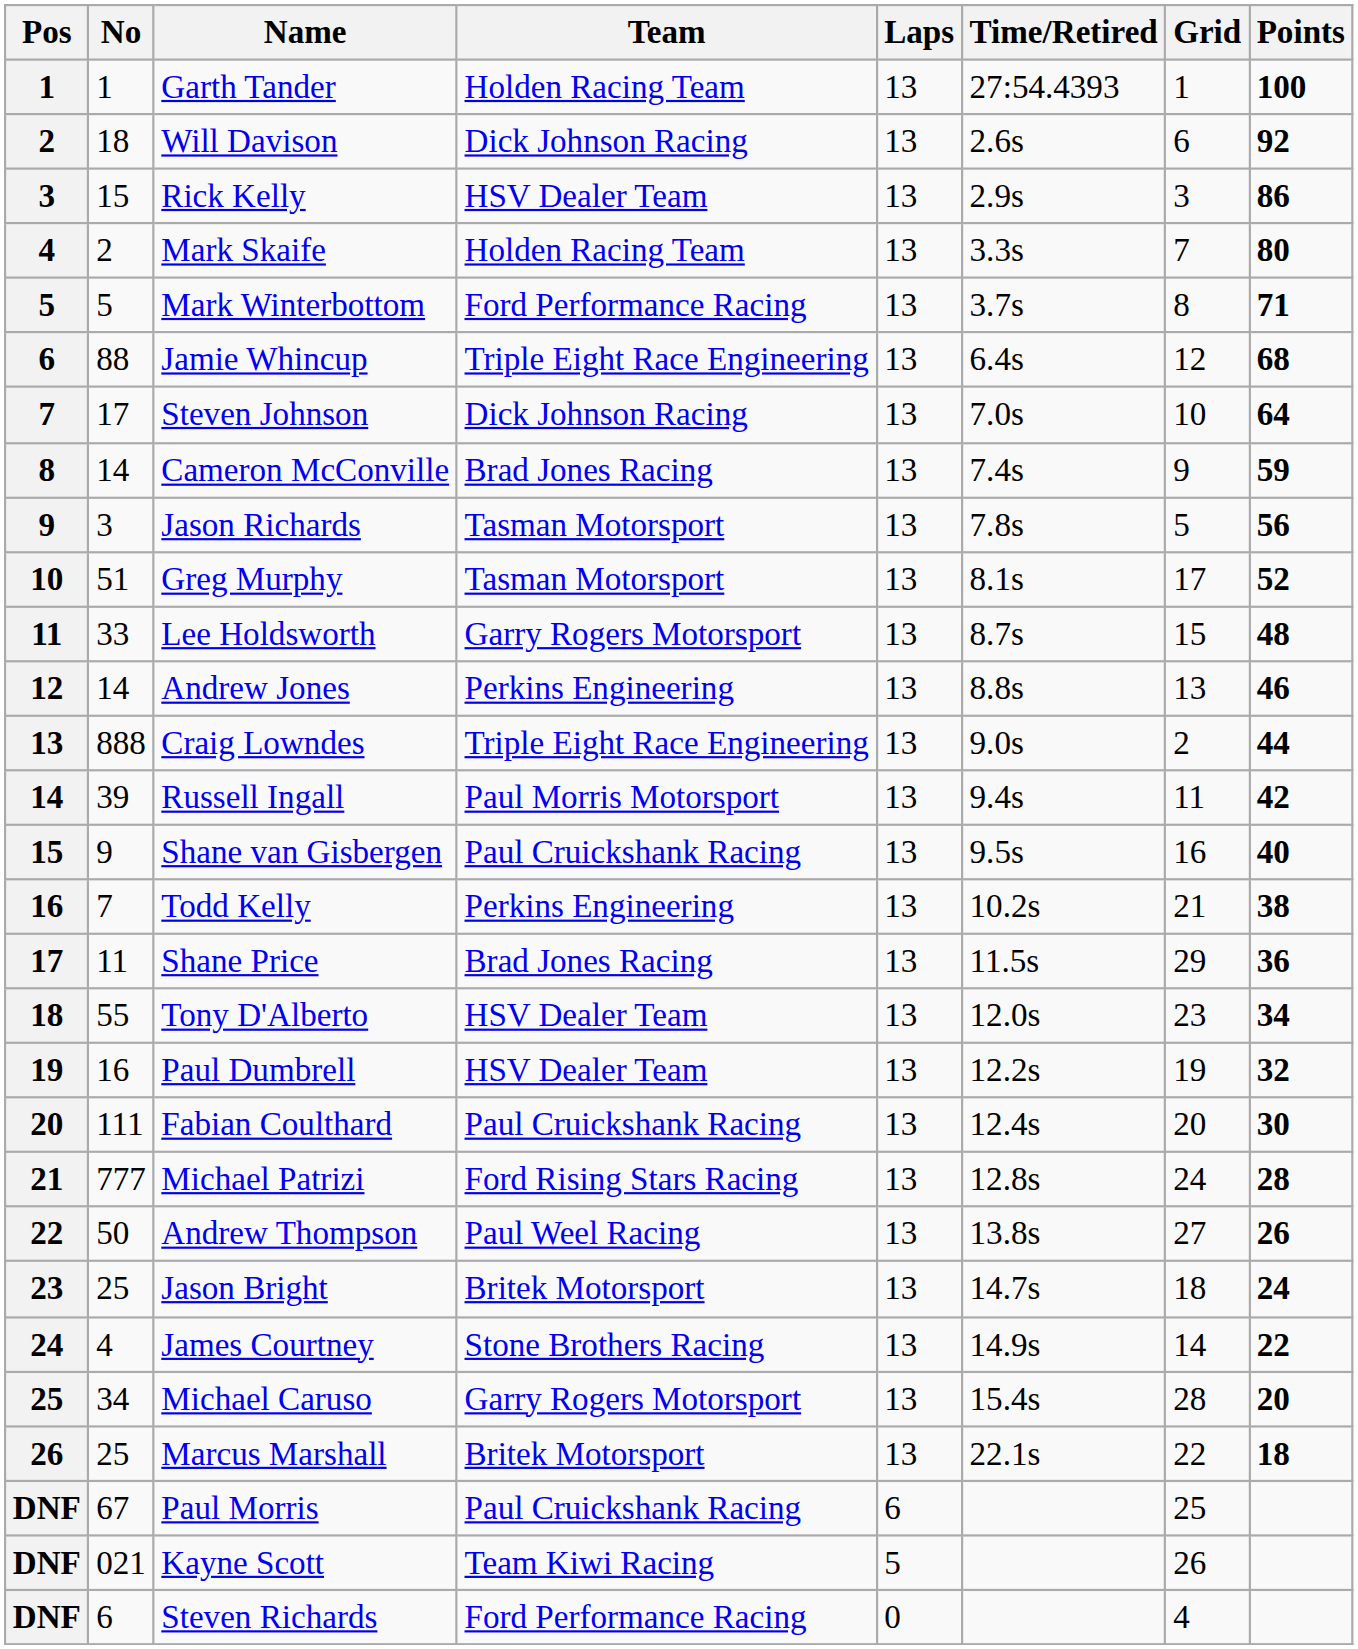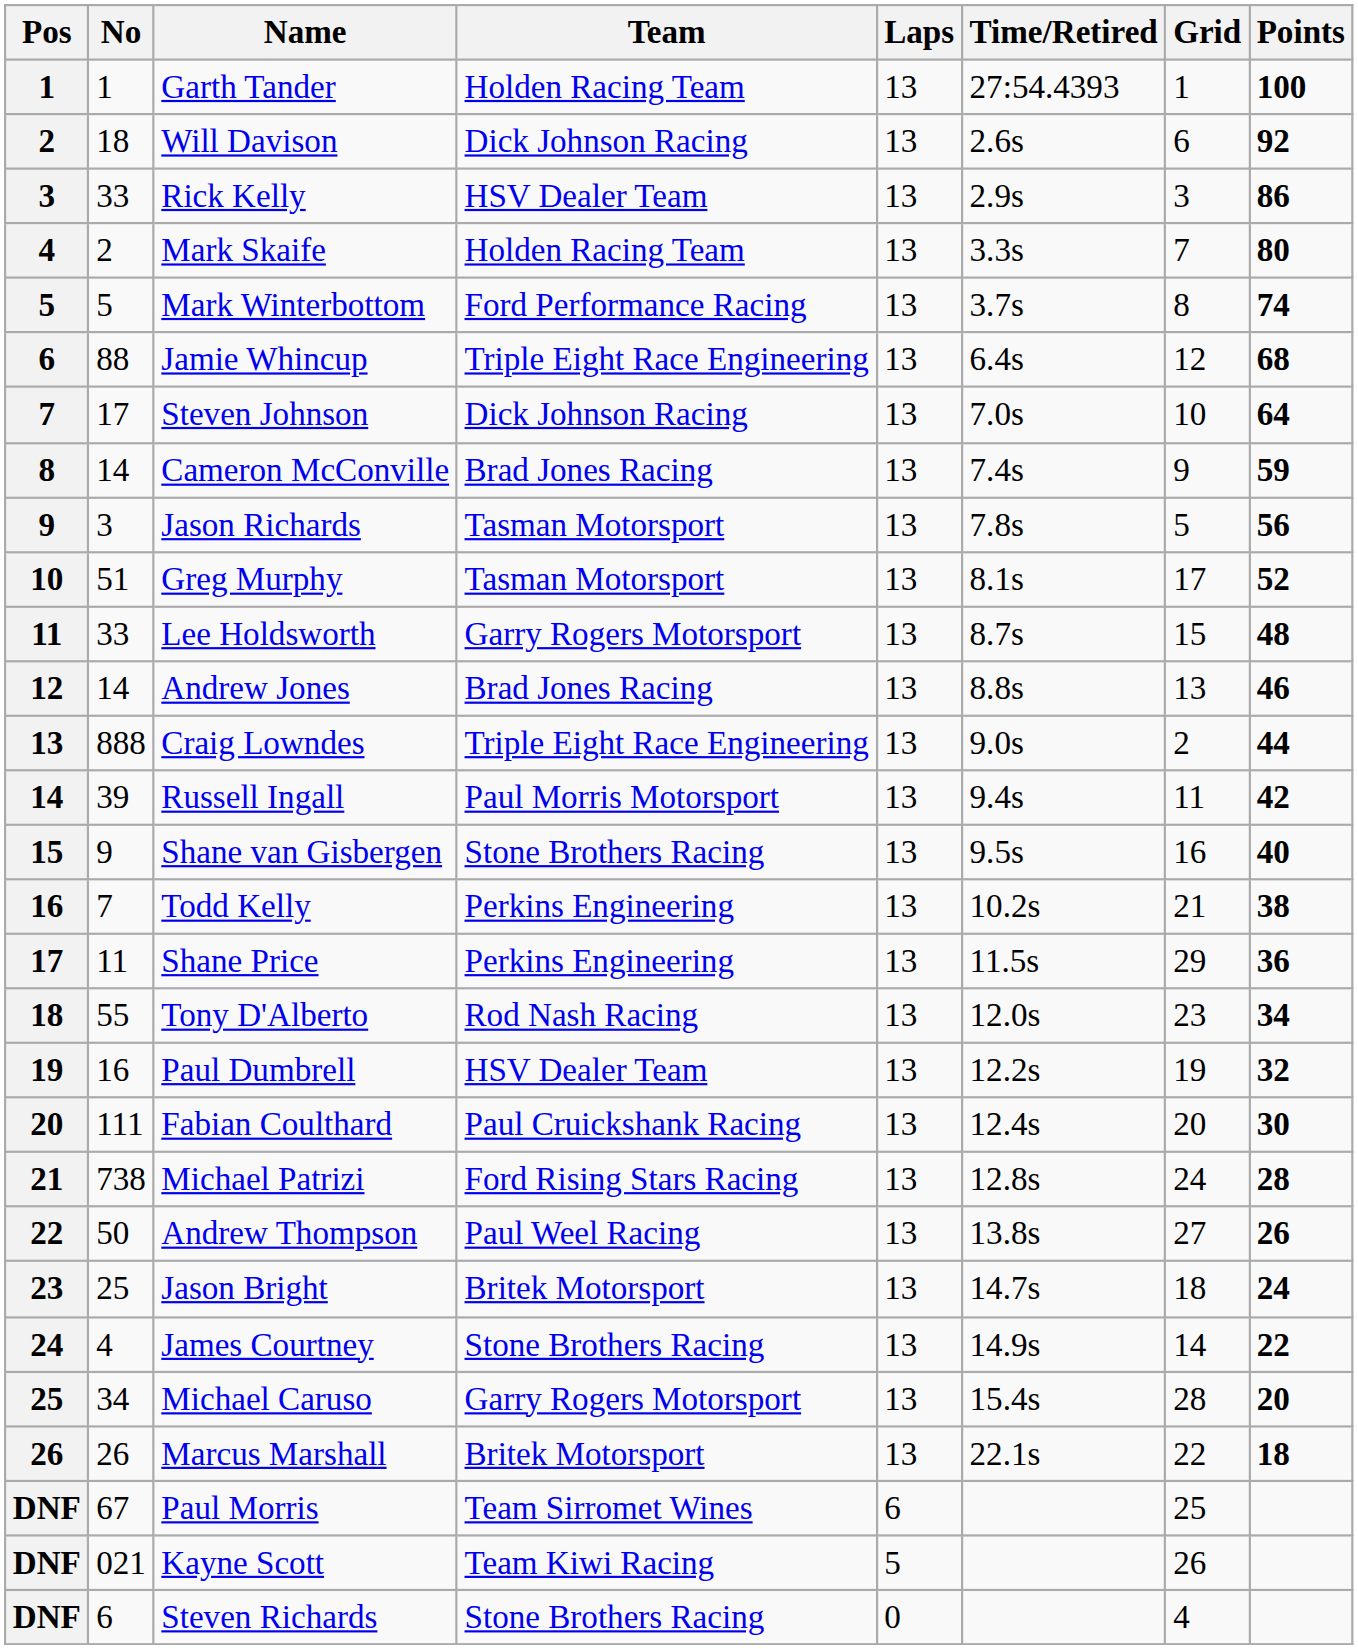(113, 195) 15 -> (113, 195) 33
(1273, 305) 71 -> (1273, 305) 74
(599, 687) Perkins Engineering -> (589, 687) Brad Jones Racing
(633, 851) Paul Cruickshank Racing -> (614, 851) Stone Brothers Racing
(589, 960) Brad Jones Racing -> (599, 960) Perkins Engineering
(586, 1015) HSV Dealer Team -> (581, 1015) Rod Nash Racing
(121, 1179) 777 -> (121, 1179) 738
(113, 1452) 25 -> (113, 1452) 26
(633, 1507) Paul Cruickshank Racing -> (609, 1507) Team Sirromet Wines
(636, 1616) Ford Performance Racing -> (614, 1616) Stone Brothers Racing
